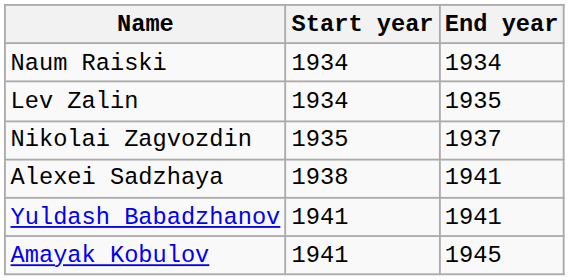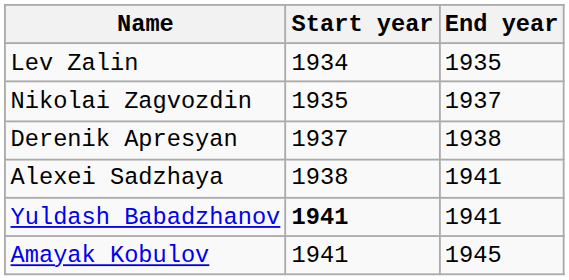- row: (89, 63)
+ row: (124, 140)
(320, 217) normal -> (320, 217) bold
